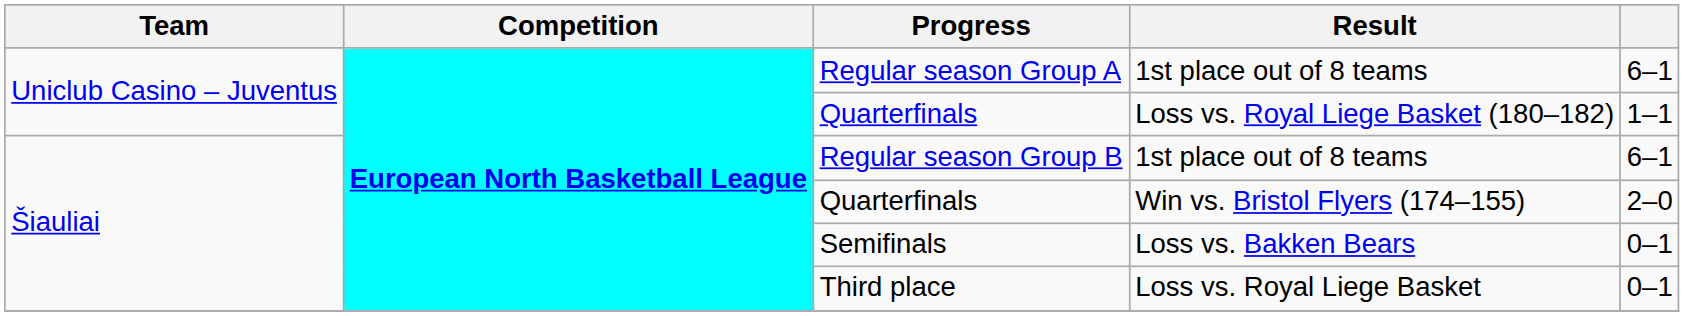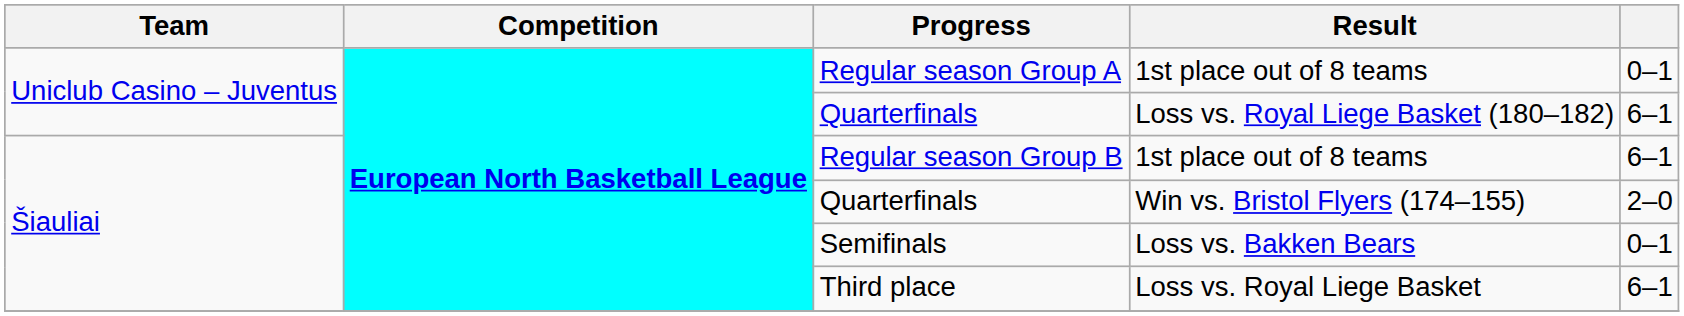(1650, 69) 6–1 -> (1650, 69) 0–1
(1650, 113) 1–1 -> (1650, 113) 6–1
(1650, 288) 0–1 -> (1650, 288) 6–1
